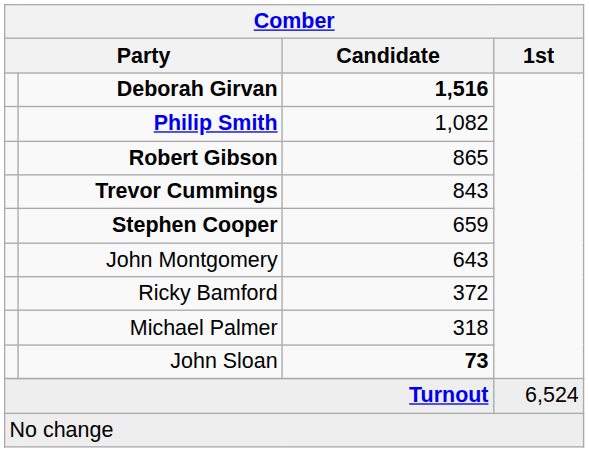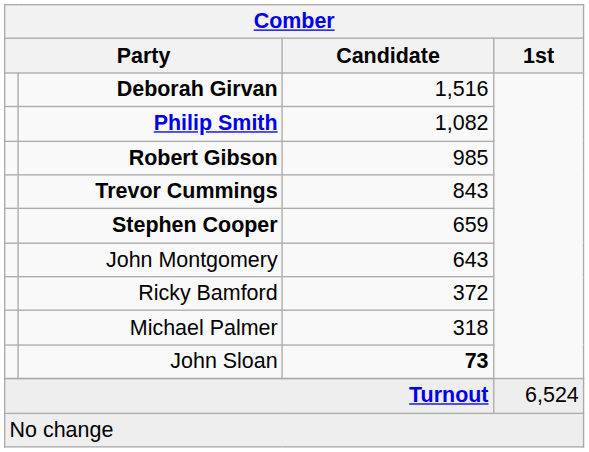(462, 89) bold -> (462, 89) normal
(471, 157) 865 -> (471, 157) 985
